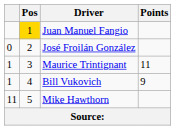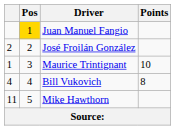(9, 47) 0 -> (9, 47) 2
(145, 65) 11 -> (146, 65) 10
(9, 82) 1 -> (9, 82) 4
(143, 82) 9 -> (143, 82) 8
